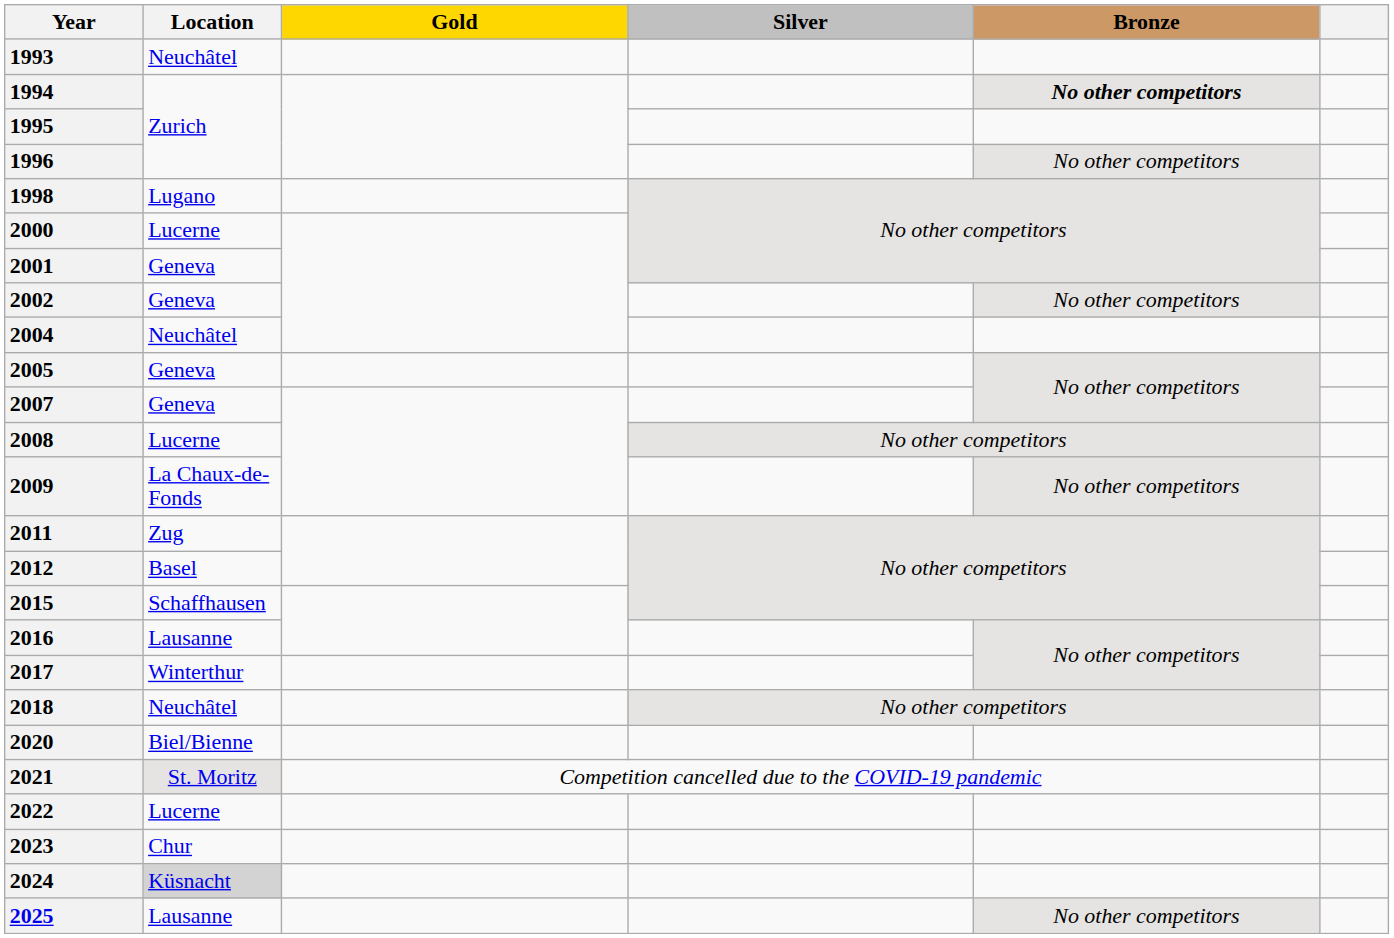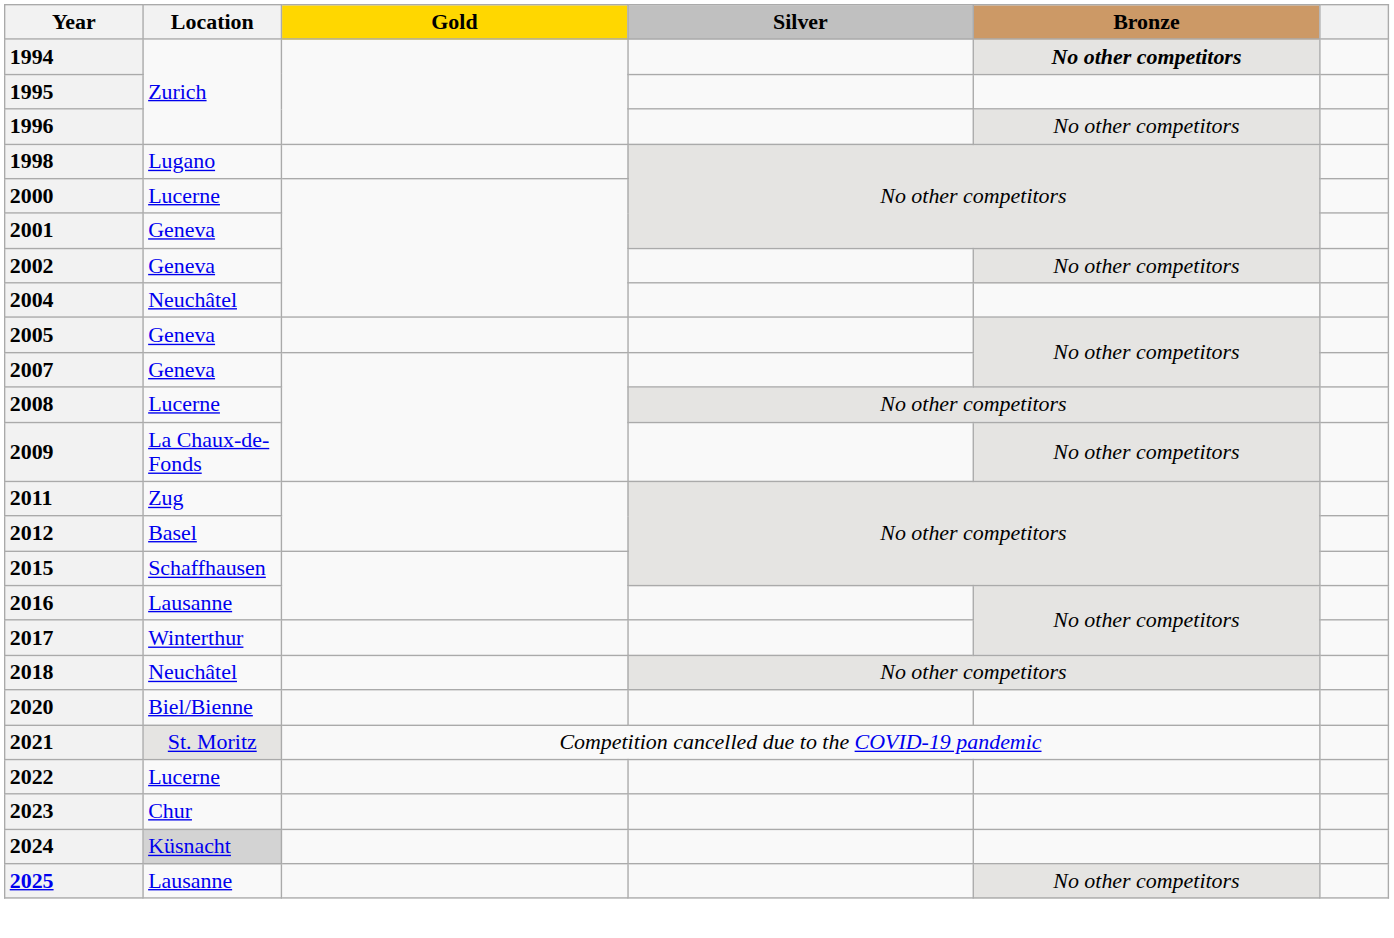- row: (32, 56)
